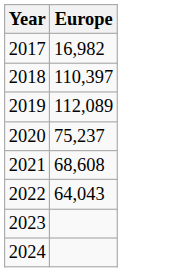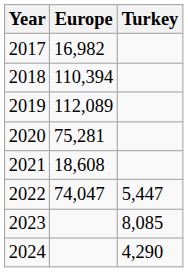+ column: (150, 19)
(84, 77) 110,397 -> (84, 77) 110,394
(79, 135) 75,237 -> (79, 135) 75,281
(79, 164) 68,608 -> (79, 164) 18,608
(79, 194) 64,043 -> (79, 194) 74,047
